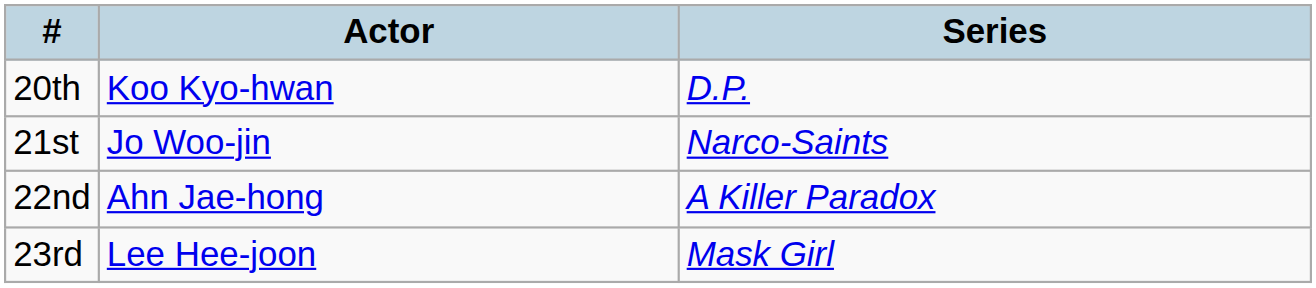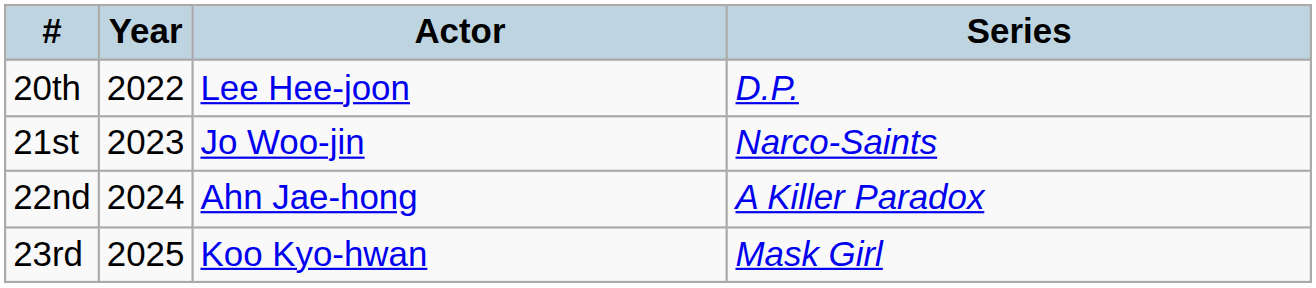+ column: (146, 32)
(220, 87) Koo Kyo-hwan -> (305, 87) Lee Hee-joon
(212, 253) Lee Hee-joon -> (314, 253) Koo Kyo-hwan
